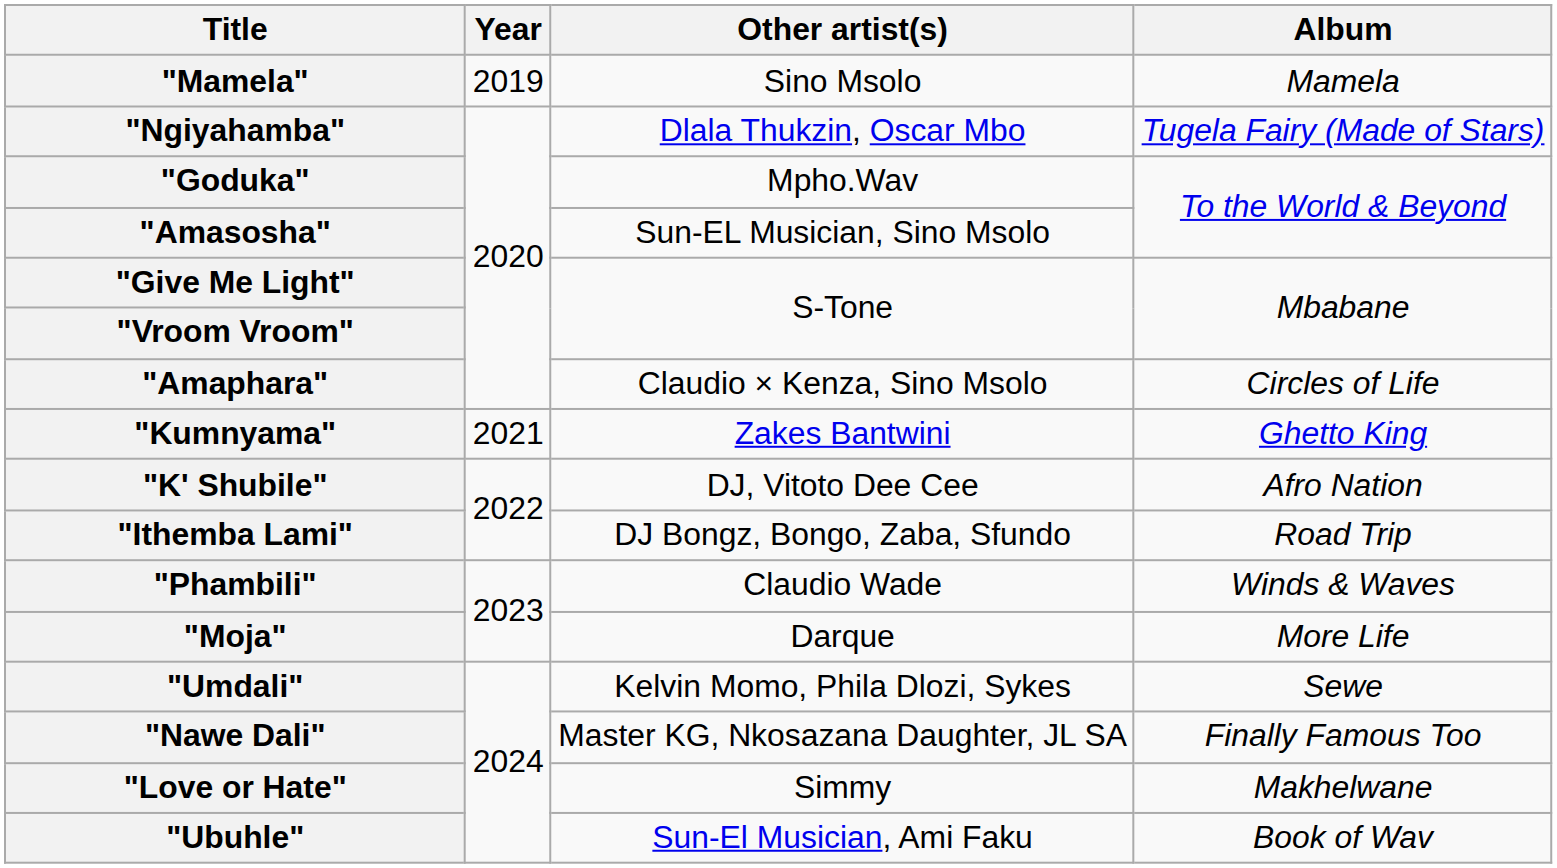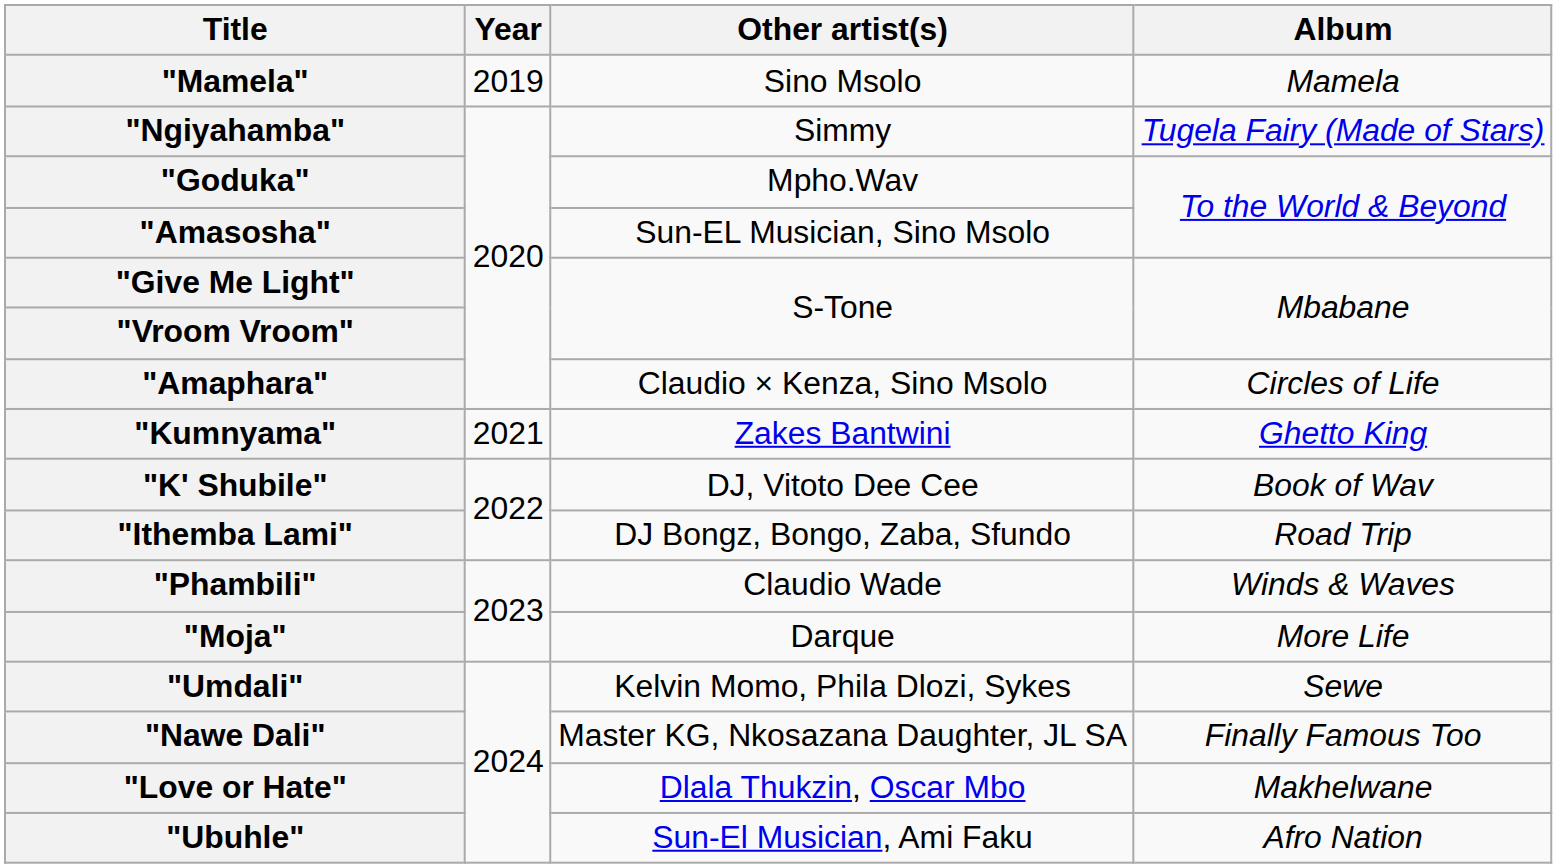(843, 130) Dlala Thukzin, Oscar Mbo -> (843, 130) Simmy
(1343, 484) Afro Nation -> (1343, 484) Book of Wav
(843, 787) Simmy -> (843, 787) Dlala Thukzin, Oscar Mbo
(1343, 837) Book of Wav -> (1343, 837) Afro Nation
